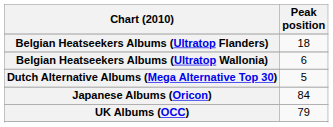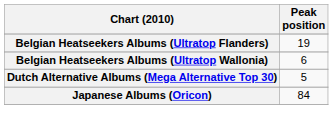(304, 43) 18 -> (304, 43) 19
- row: (142, 113)
